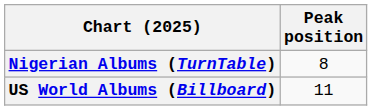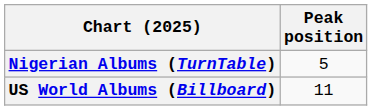(324, 64) 8 -> (324, 64) 5
